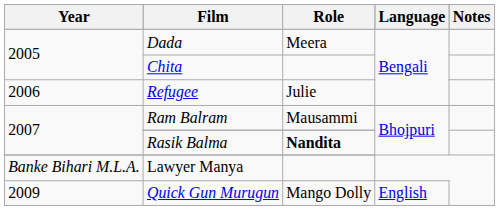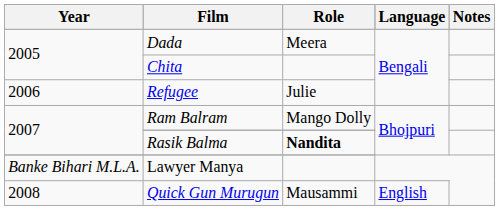(322, 117) Mausammi -> (329, 117) Mango Dolly
(24, 192) 2009 -> (24, 192) 2008
(329, 192) Mango Dolly -> (322, 192) Mausammi
